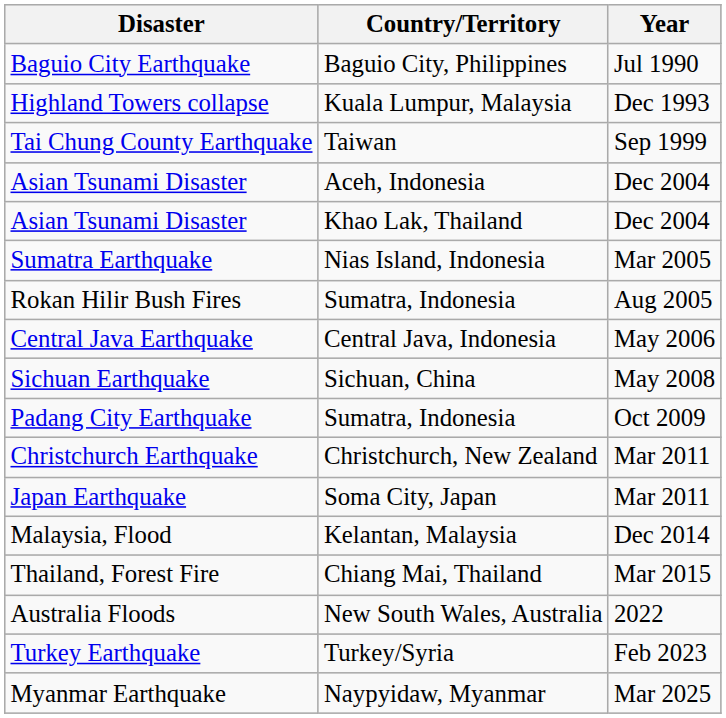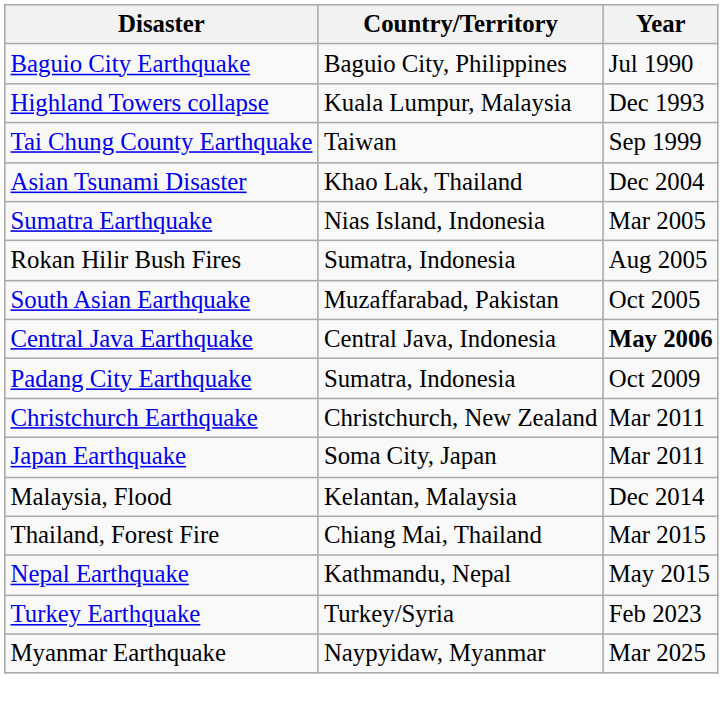- row: (129, 181)
+ row: (130, 299)
(665, 338) normal -> (661, 338) bold
- row: (110, 378)
+ row: (100, 574)
- row: (93, 614)
